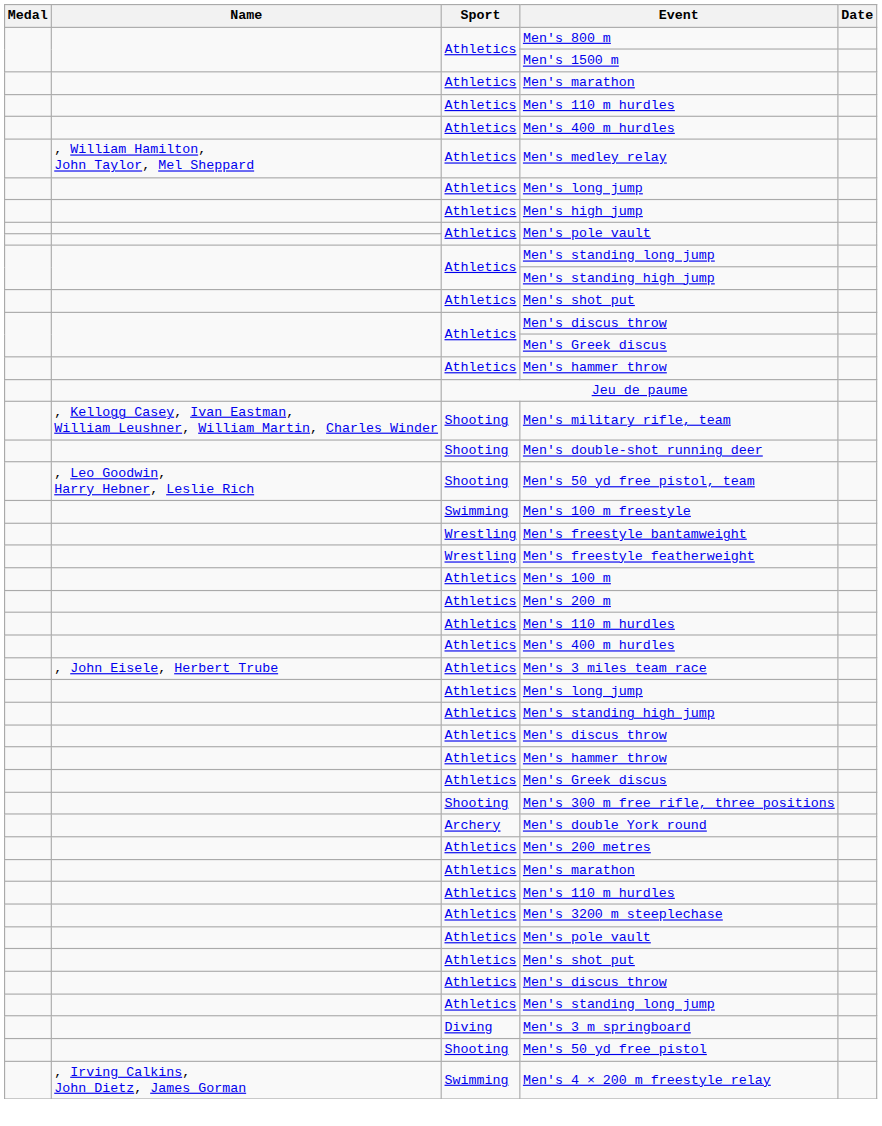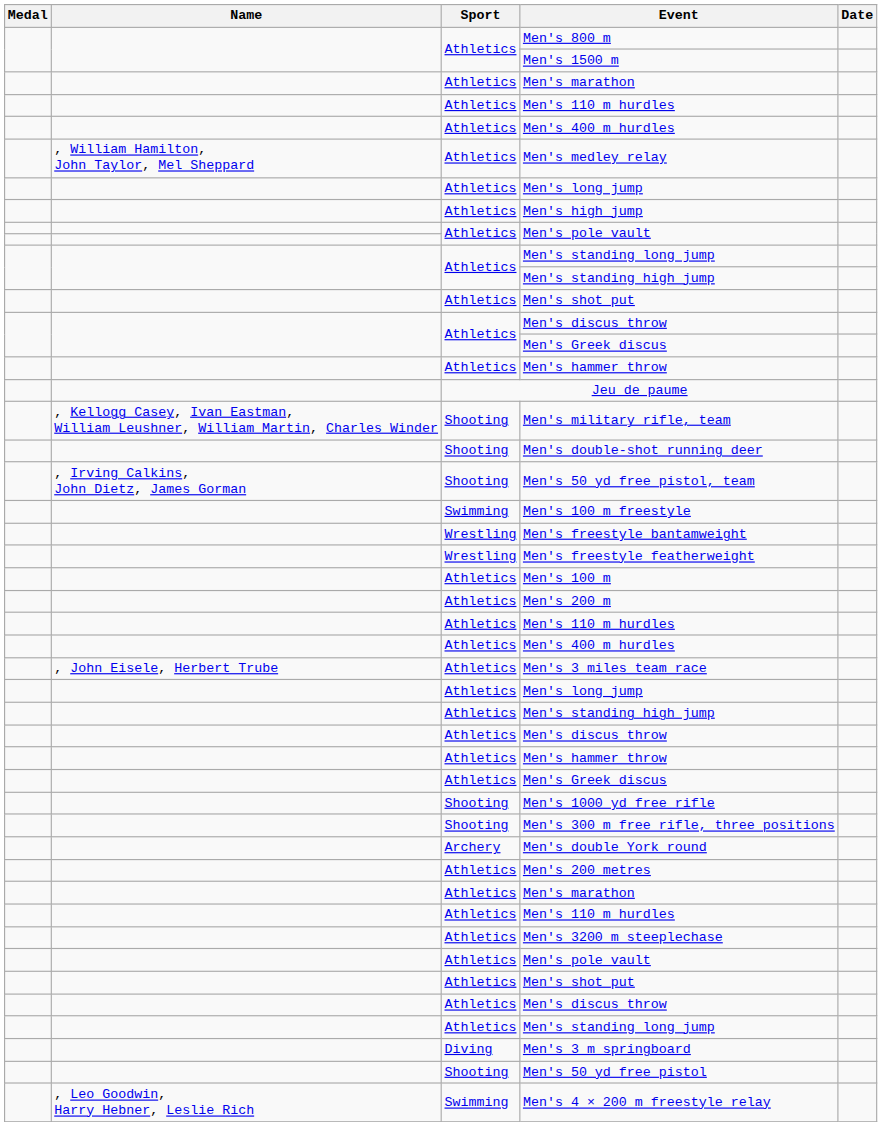(154, 481) , Leo Goodwin, Harry Hebner, Leslie Rich -> (150, 481) , Irving Calkins, John Dietz, James Gorman
+ row: (476, 803)
(150, 1080) , Irving Calkins, John Dietz, James Gorman -> (154, 1102) , Leo Goodwin, Harry Hebner, Leslie Rich
